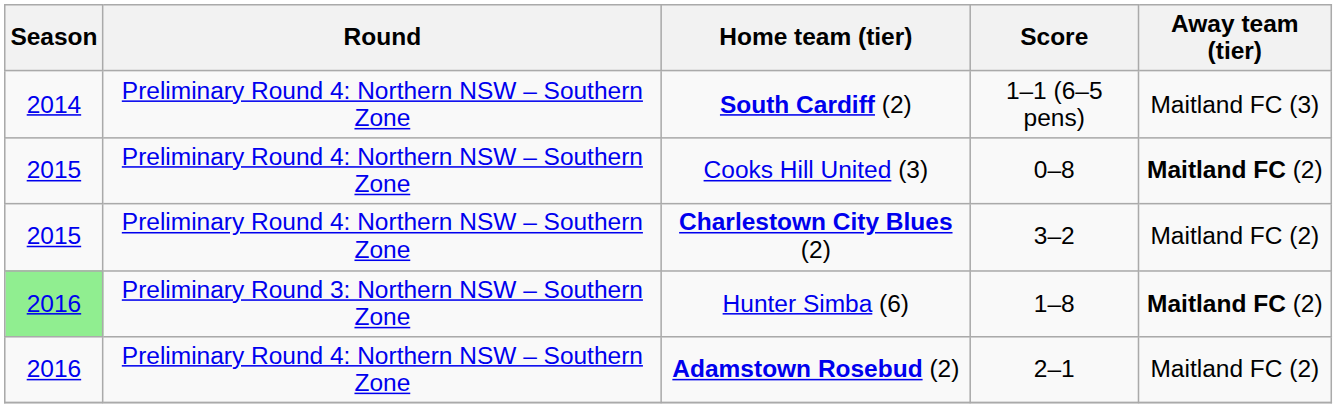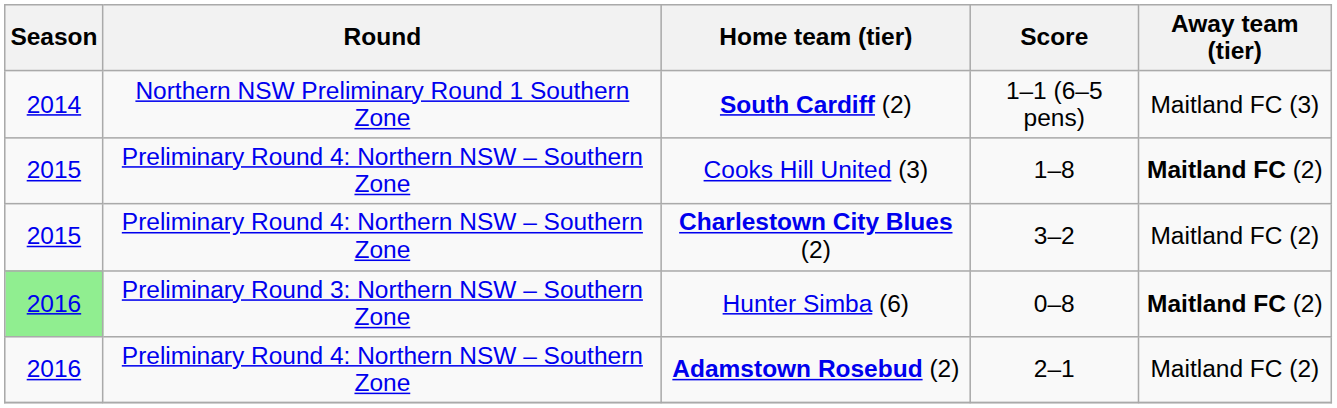(382, 104) Preliminary Round 4: Northern NSW – Southern Zone -> (382, 104) Northern NSW Preliminary Round 1 Southern Zone
(1054, 170) 0–8 -> (1054, 170) 1–8
(1054, 303) 1–8 -> (1054, 303) 0–8
